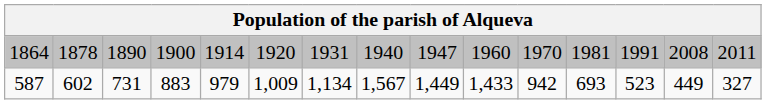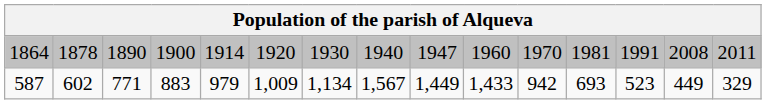(329, 51) 1931 -> (329, 51) 1930
(127, 83) 731 -> (127, 83) 771
(737, 83) 327 -> (737, 83) 329
